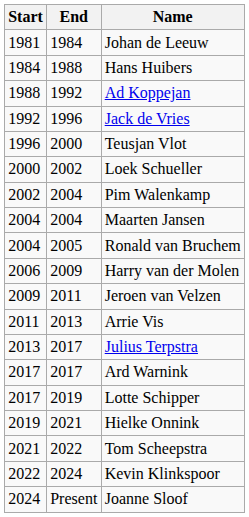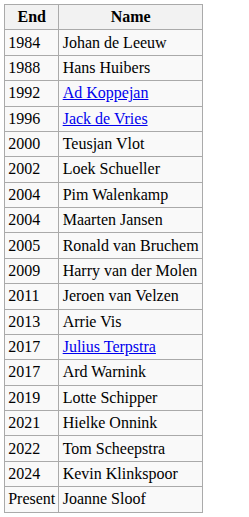- column: (26, 17)
